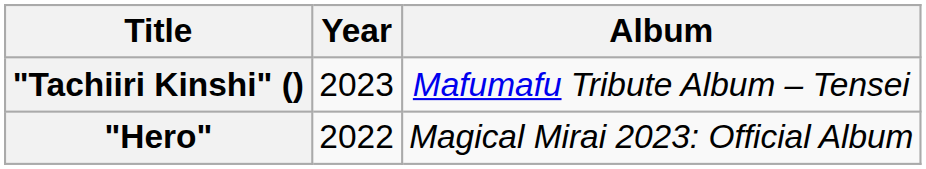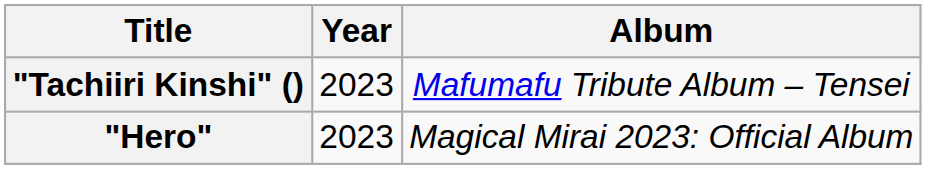(357, 137) 2022 -> (357, 137) 2023
